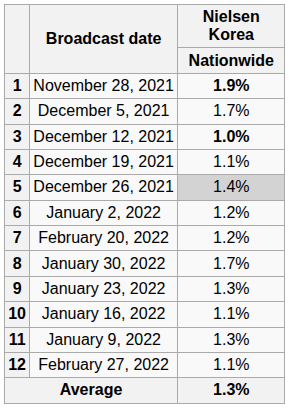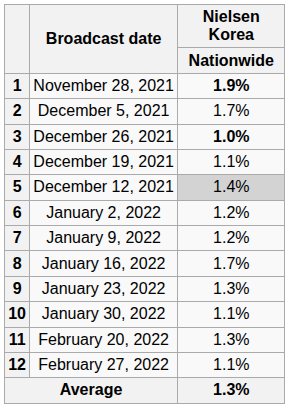(104, 136) December 12, 2021 -> (104, 136) December 26, 2021
(104, 187) December 26, 2021 -> (104, 187) December 12, 2021
(104, 238) February 20, 2022 -> (104, 238) January 9, 2022
(104, 263) January 30, 2022 -> (104, 263) January 16, 2022
(104, 314) January 16, 2022 -> (104, 314) January 30, 2022
(104, 339) January 9, 2022 -> (104, 339) February 20, 2022
